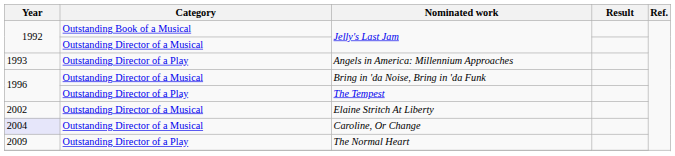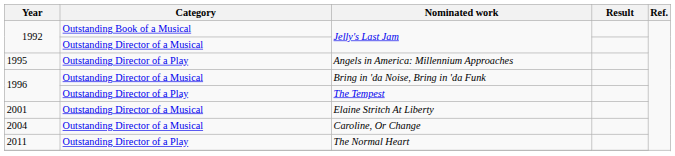(17, 61) 1993 -> (17, 61) 1995
(17, 110) 2002 -> (17, 110) 2001
(17, 126) lavender background -> (17, 126) no background
(17, 142) 2009 -> (17, 142) 2011
